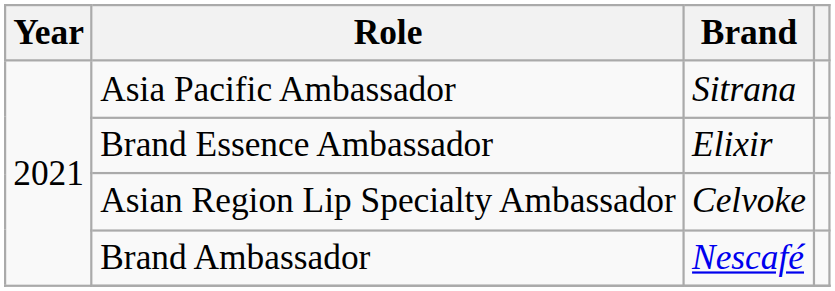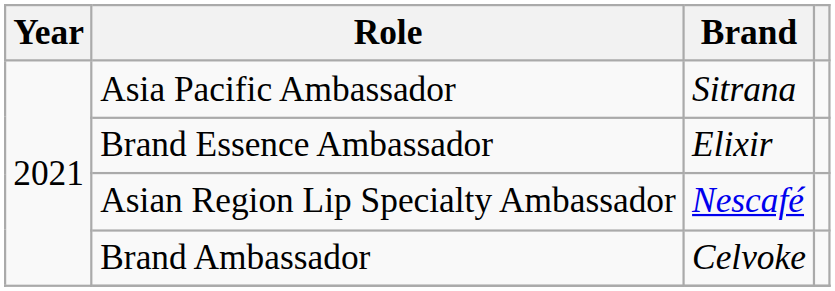(749, 200) Celvoke -> (748, 200) Nescafé
(748, 256) Nescafé -> (749, 256) Celvoke
